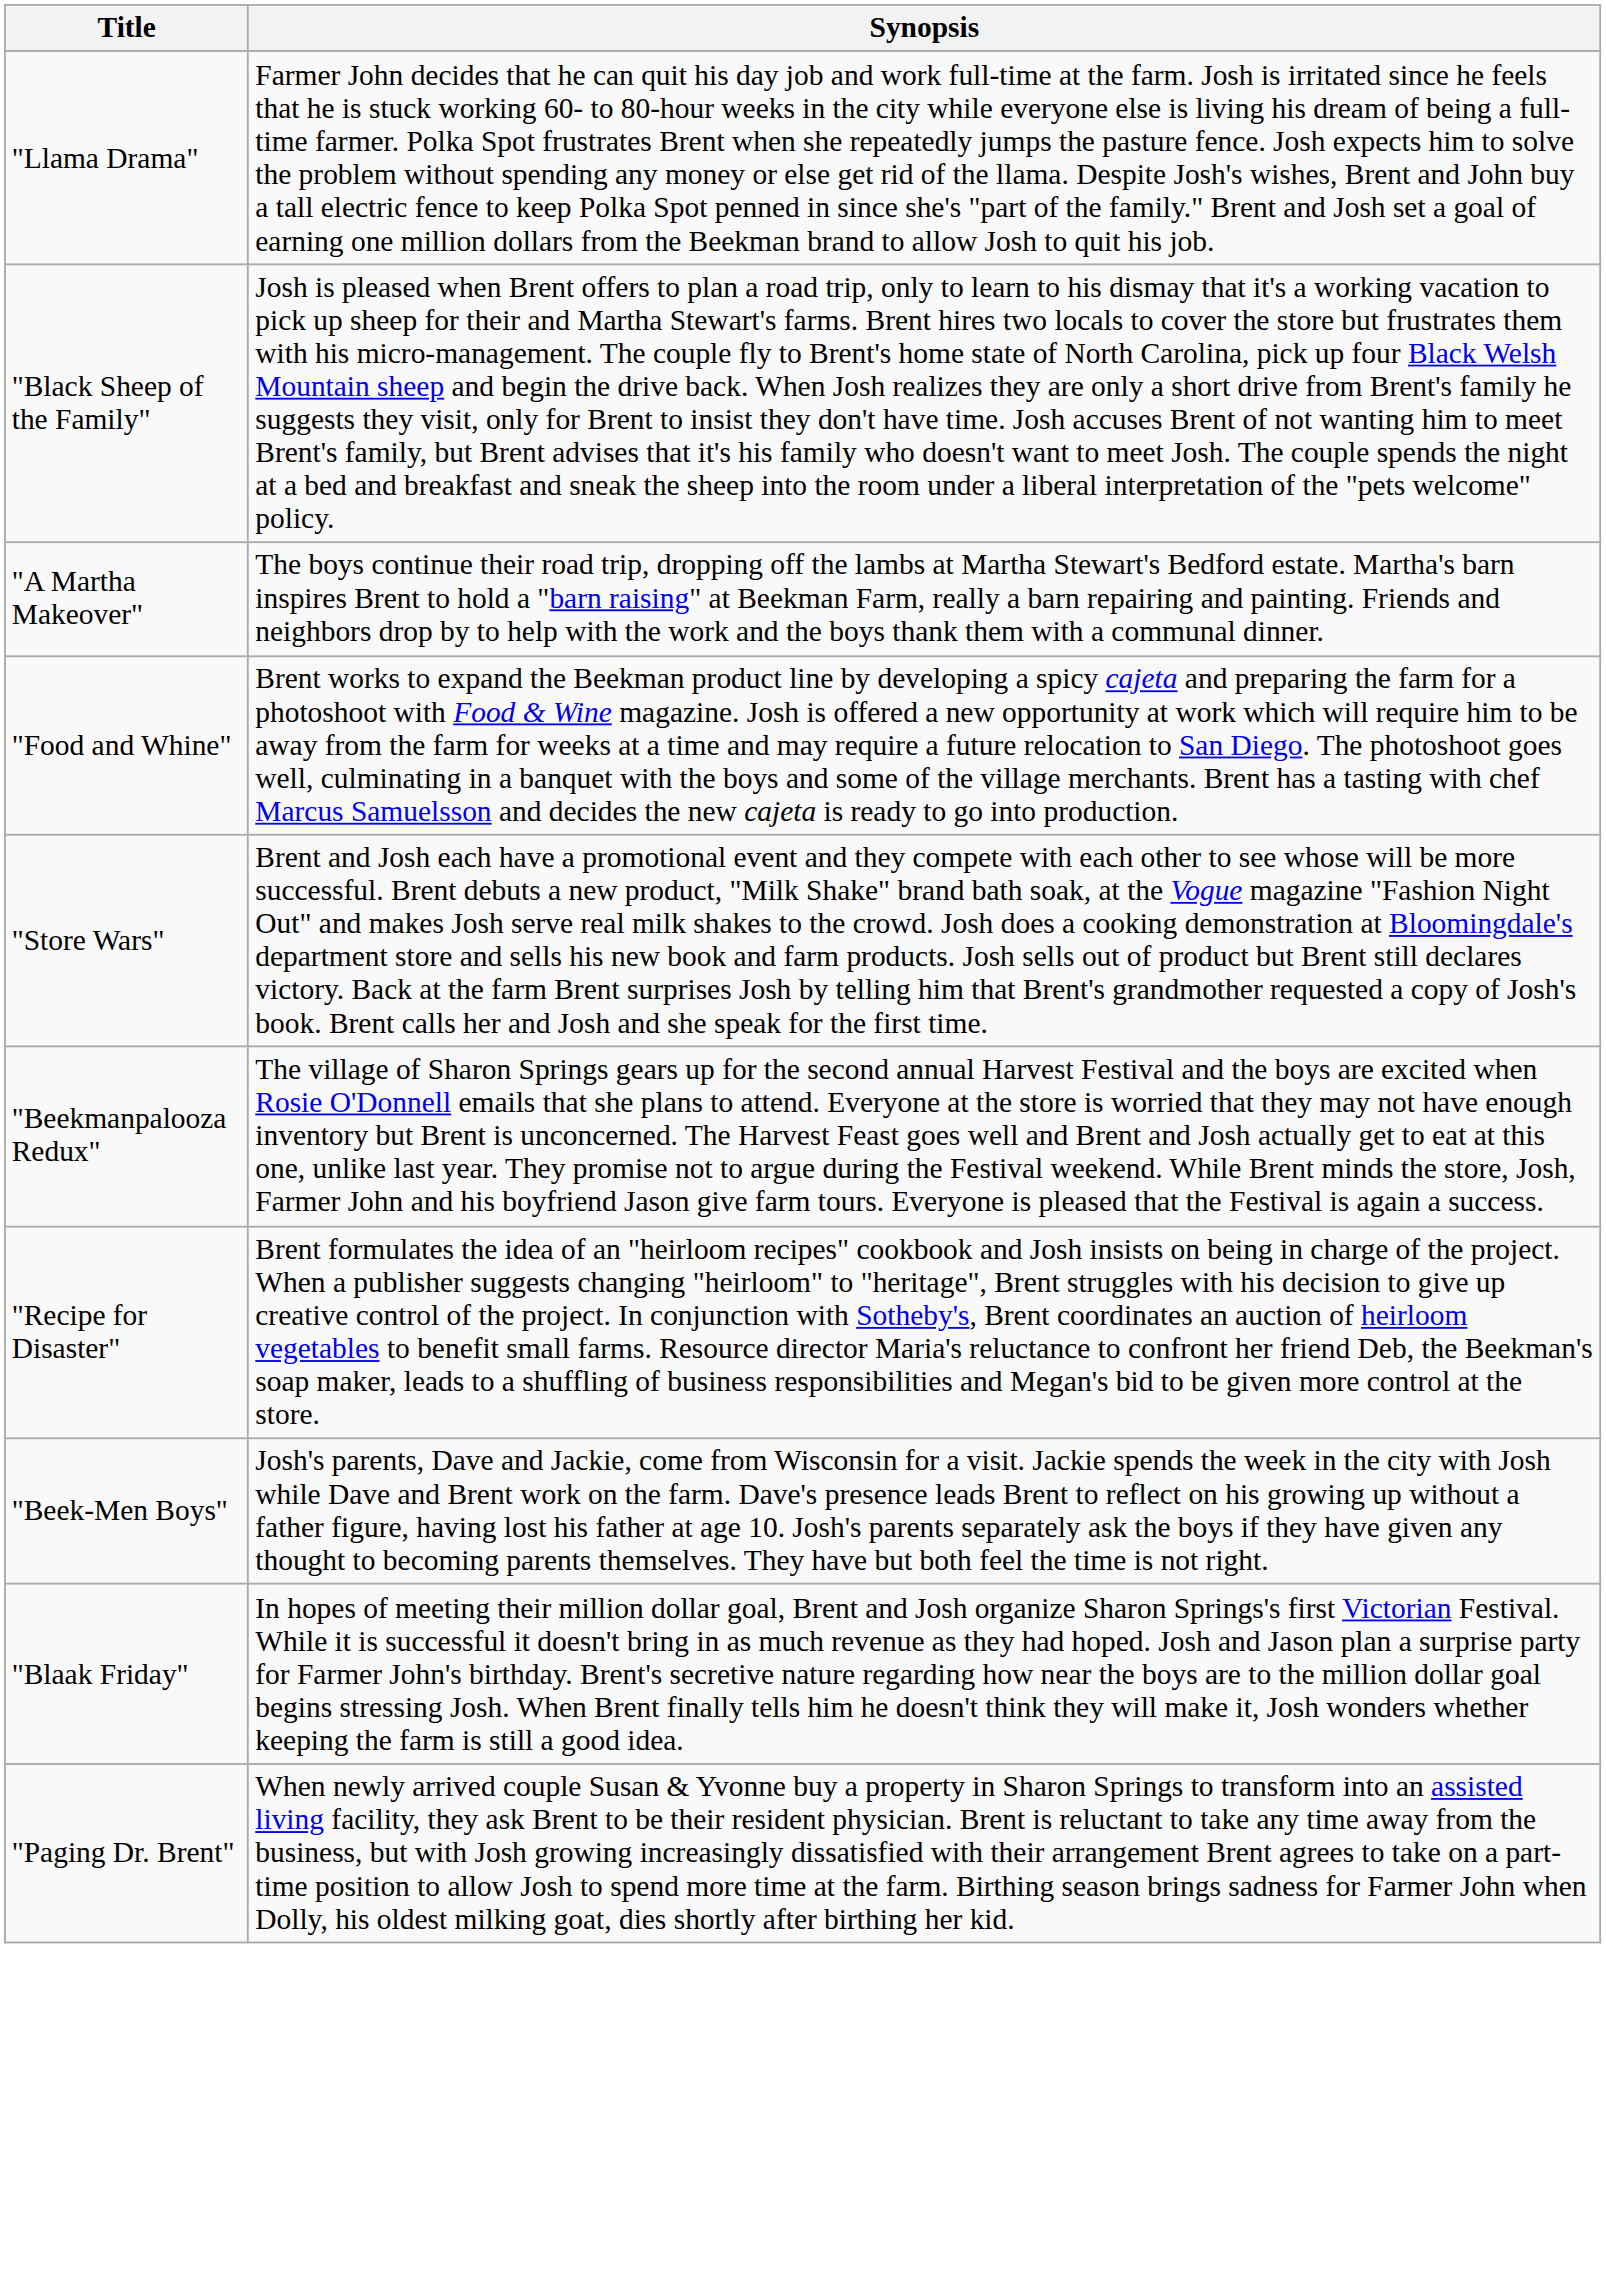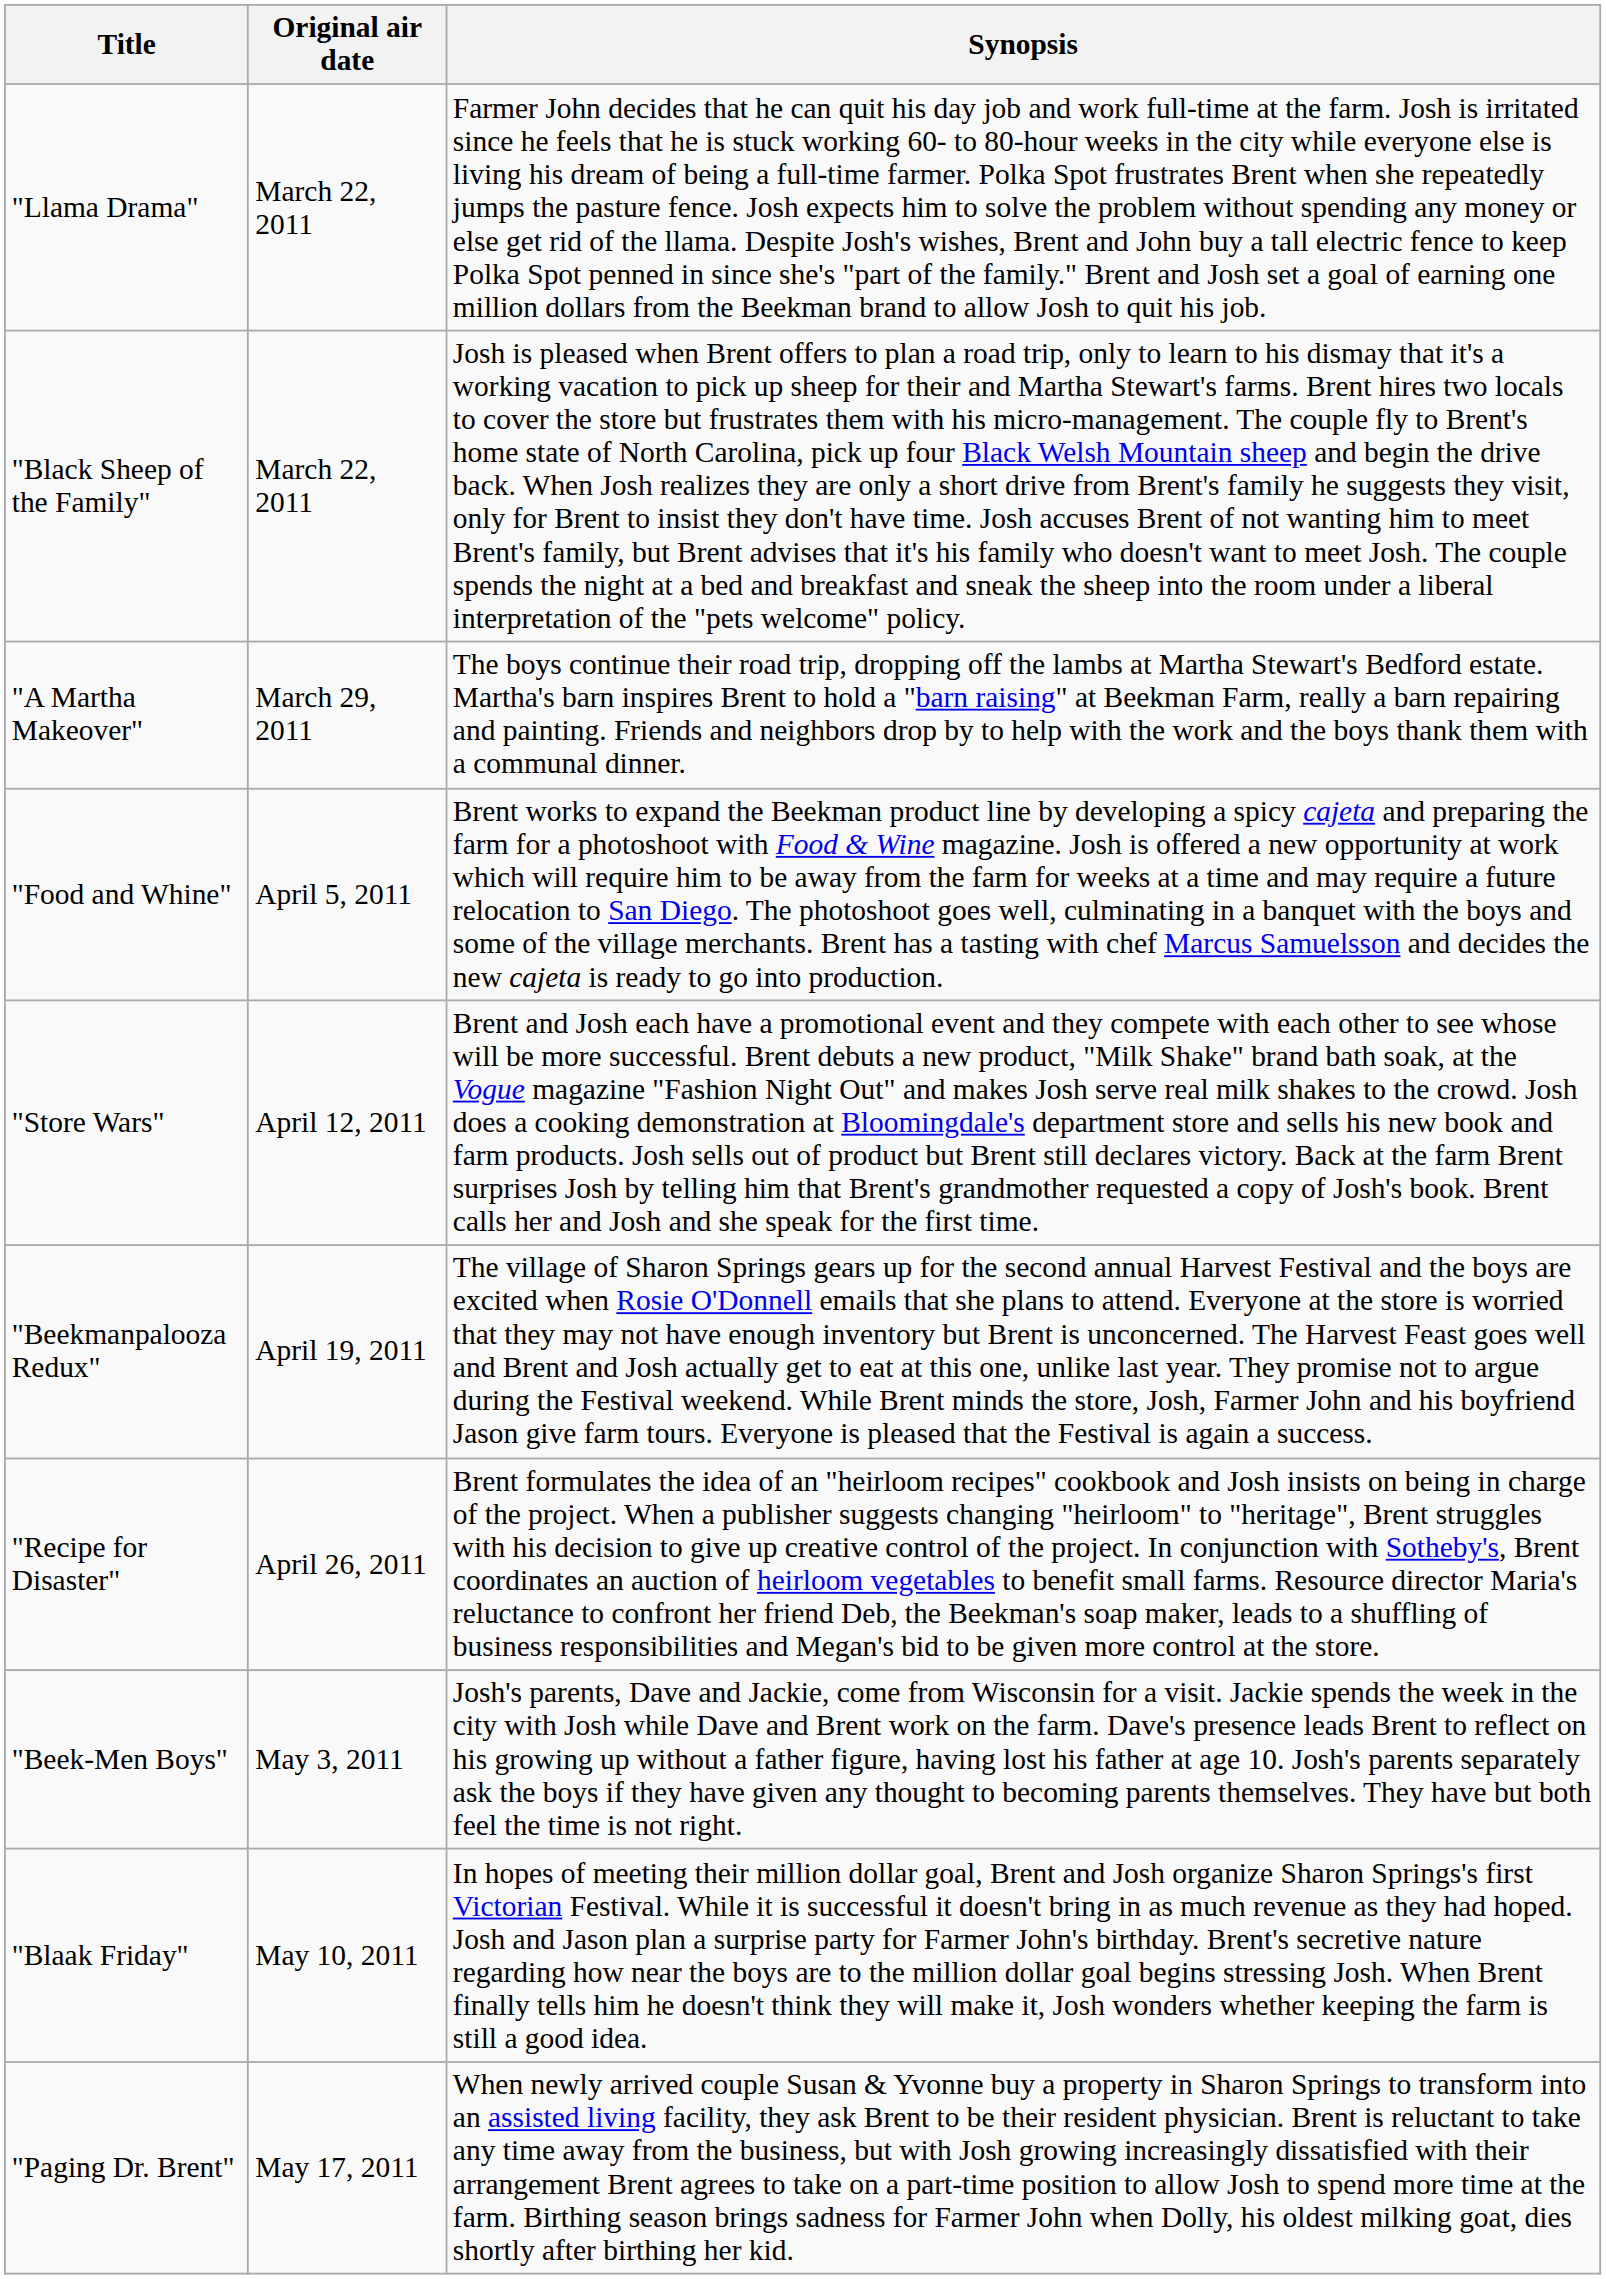+ column: (347, 44)
